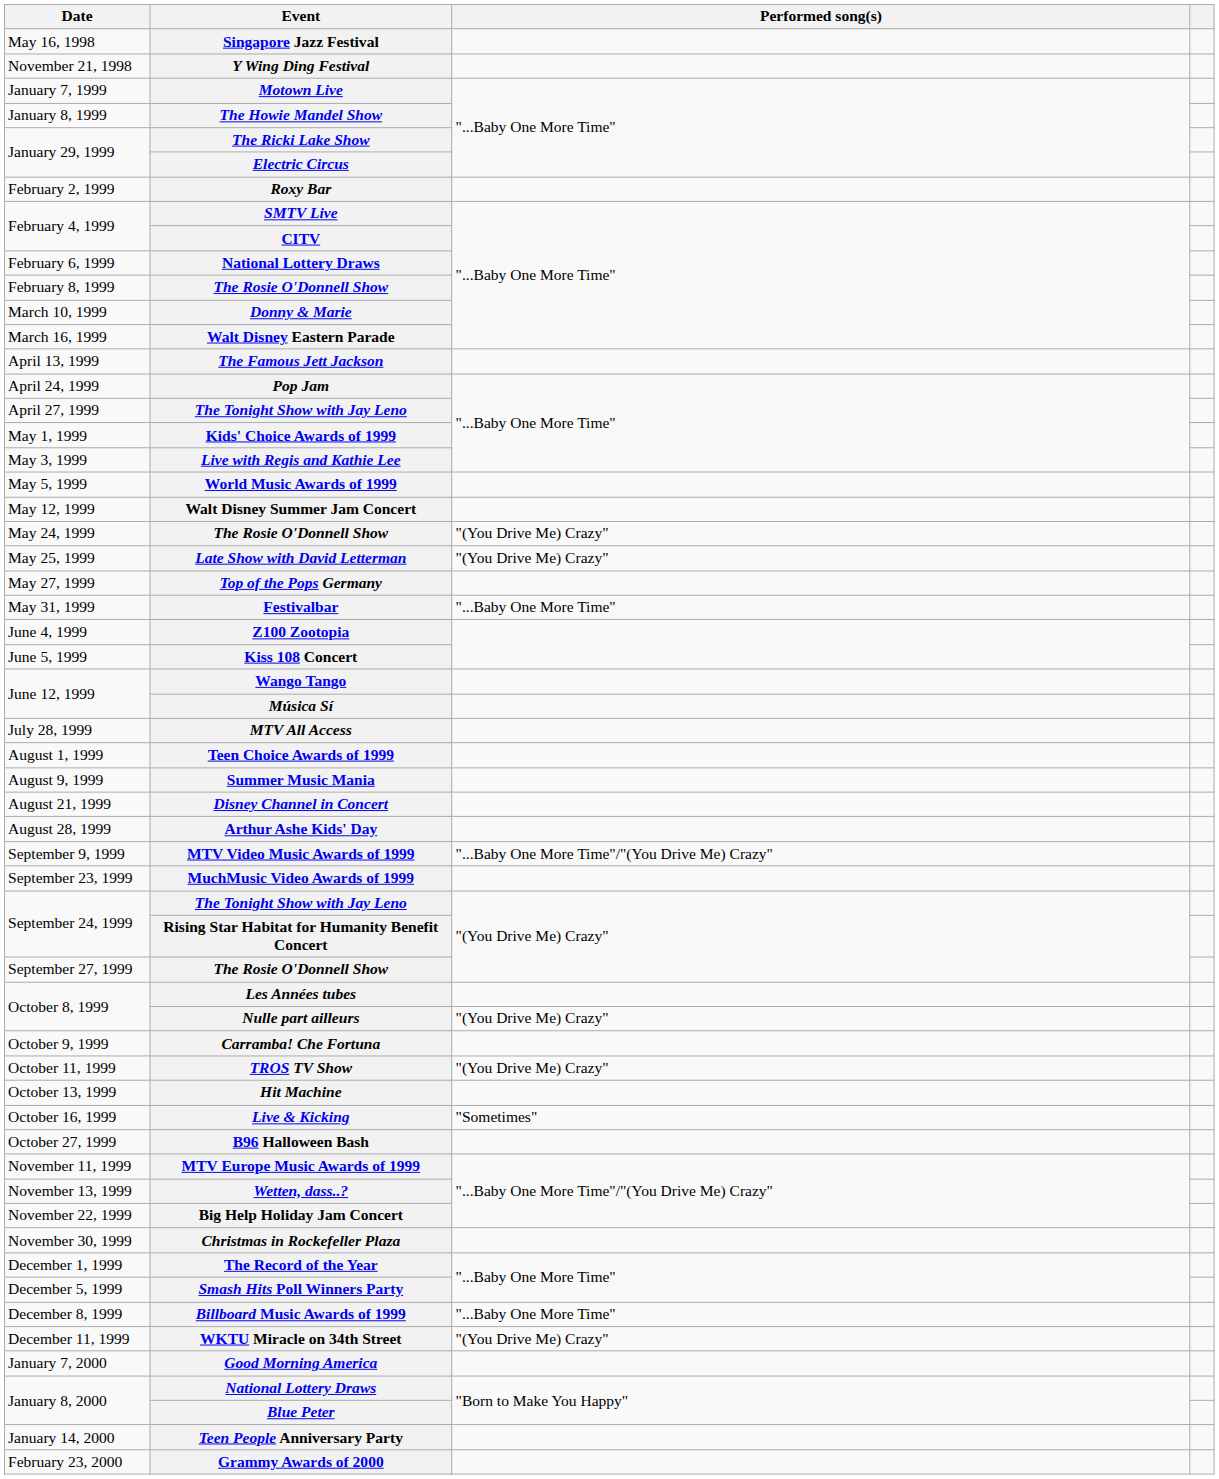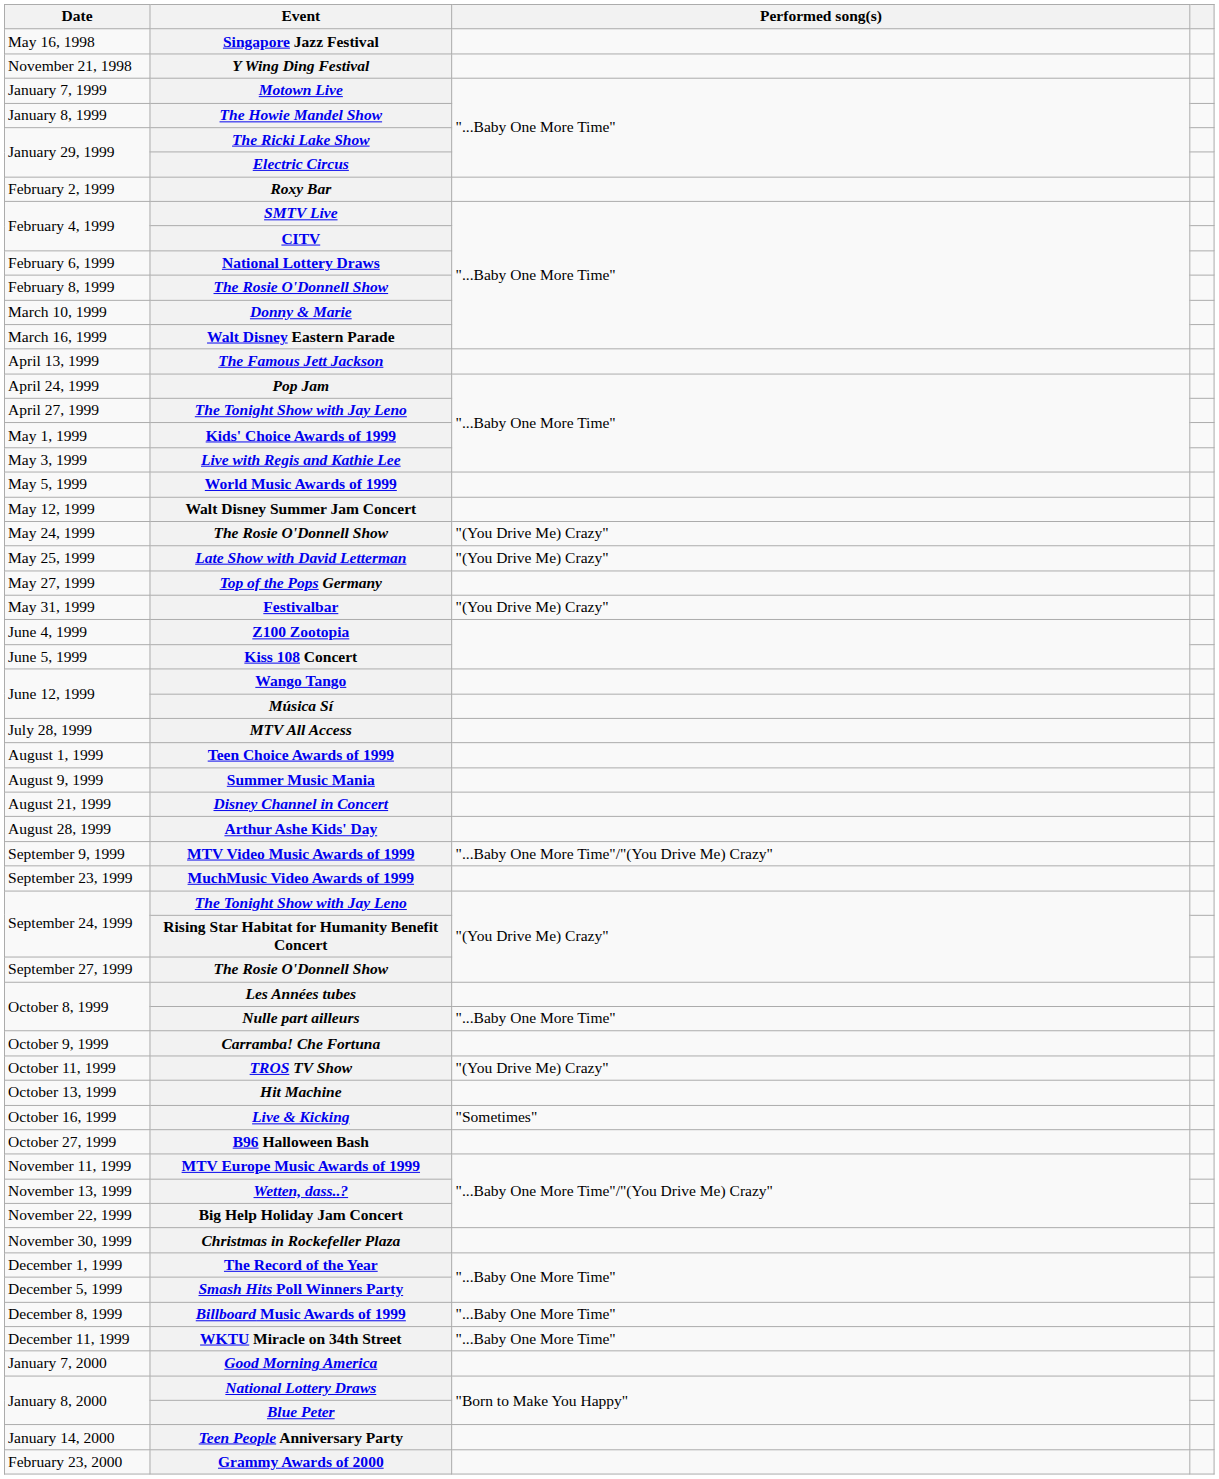(536, 607) "...Baby One More Time" -> (532, 607) "(You Drive Me) Crazy"
(532, 1018) "(You Drive Me) Crazy" -> (536, 1018) "...Baby One More Time"
(532, 1338) "(You Drive Me) Crazy" -> (536, 1338) "...Baby One More Time"
